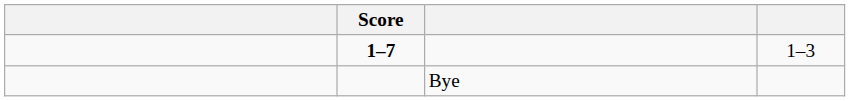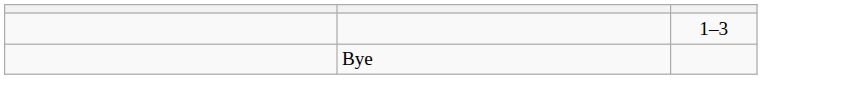- column: (381, 19)
